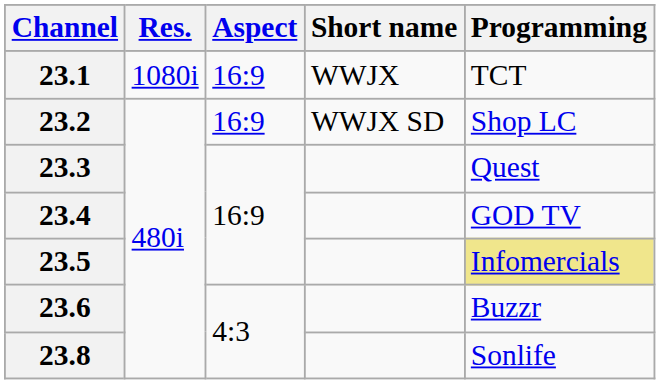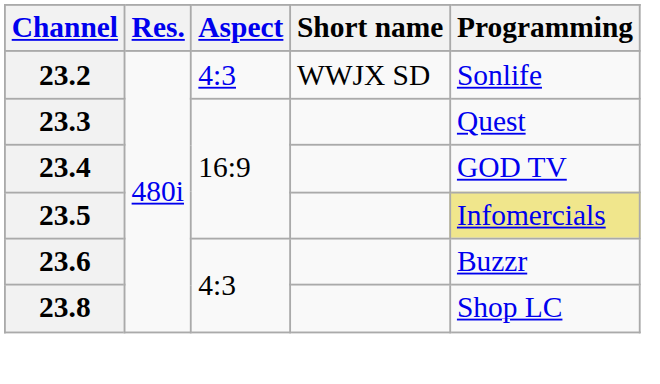- row: (65, 74)
(238, 121) 16:9 -> (217, 74) 4:3
(524, 121) Shop LC -> (499, 74) Sonlife
(513, 354) Sonlife -> (510, 307) Shop LC
